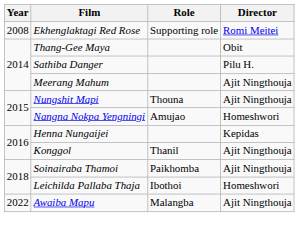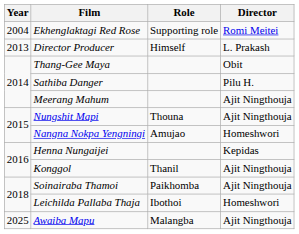(18, 30) 2008 -> (18, 30) 2004
+ row: (74, 47)
(18, 202) 2022 -> (18, 220) 2025
